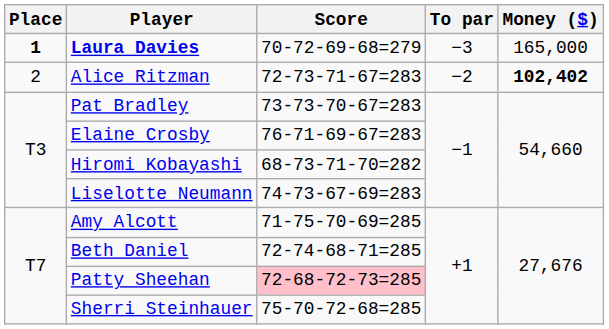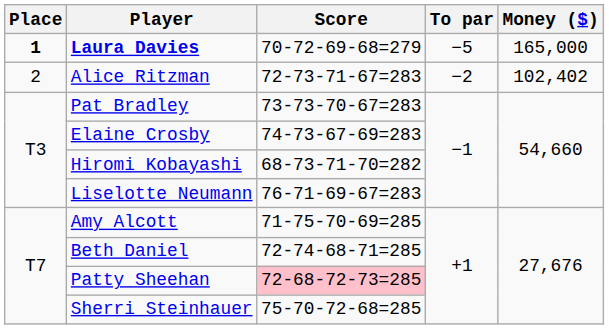(462, 48) −3 -> (462, 48) −5
(551, 77) bold -> (551, 77) normal
(341, 135) 76-71-69-67=283 -> (341, 135) 74-73-67-69=283
(341, 193) 74-73-67-69=283 -> (341, 193) 76-71-69-67=283
